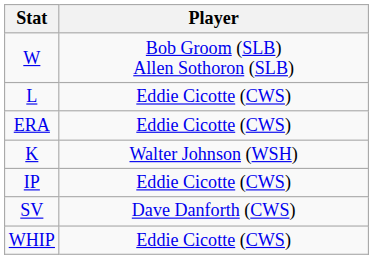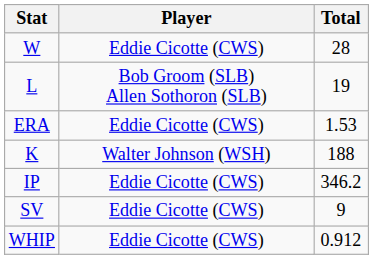+ column: (341, 18)
(214, 57) Bob Groom (SLB) Allen Sothoron (SLB) -> (186, 47) Eddie Cicotte (CWS)
(214, 96) Eddie Cicotte (CWS) -> (186, 86) Bob Groom (SLB) Allen Sothoron (SLB)
(214, 211) Dave Danforth (CWS) -> (186, 211) Eddie Cicotte (CWS)
